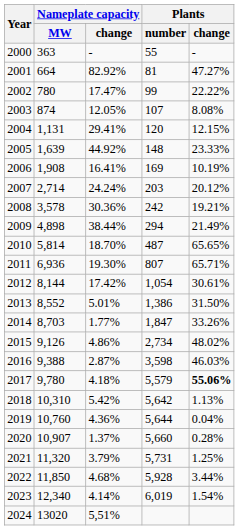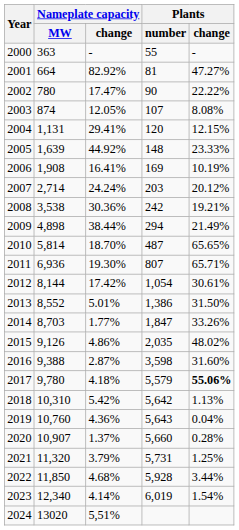(151, 91) 99 -> (151, 91) 90
(51, 206) 3,578 -> (51, 206) 3,538
(159, 341) 2,734 -> (159, 341) 2,035
(211, 361) 46.03% -> (211, 361) 31.60%
(159, 419) 5,644 -> (159, 419) 5,643
